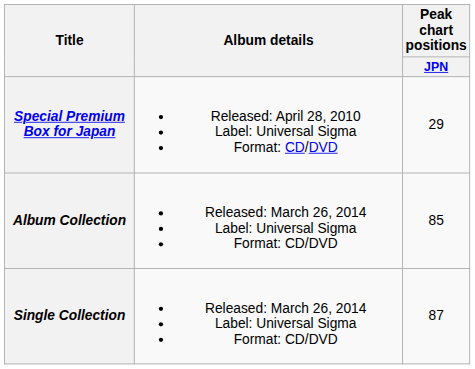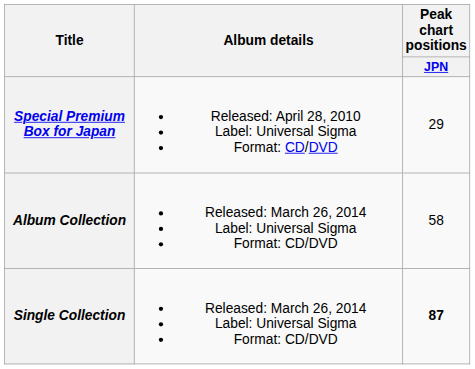(436, 220) 85 -> (436, 220) 58
(436, 316) normal -> (436, 316) bold
